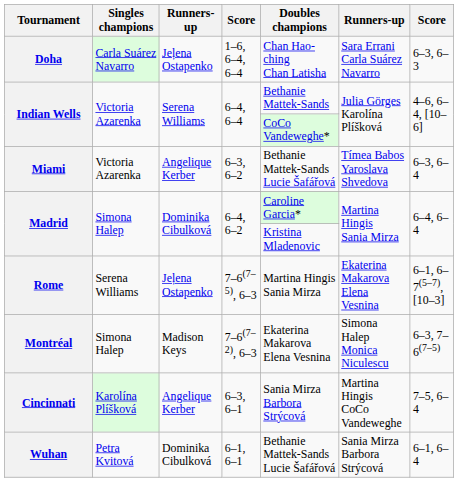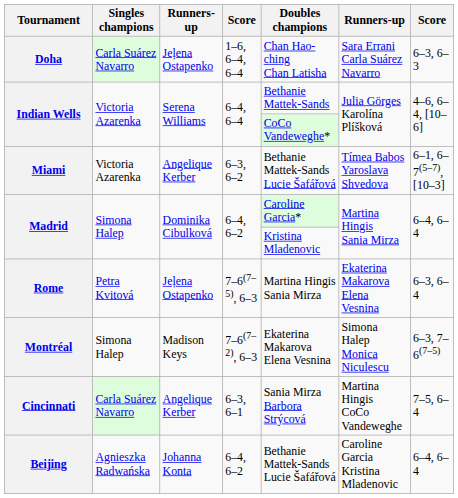(431, 168) 6–3, 6–4 -> (431, 170) 6–1, 6–7(5–7), [10–3]
(117, 285) Serena Williams -> (115, 288) Petra Kvitová
(431, 285) 6–1, 6–7(5–7), [10–3] -> (431, 288) 6–3, 6–4
(116, 402) Karolína Plíšková -> (126, 405) Carla Suárez Navarro
- row: (49, 454)
+ row: (49, 464)
